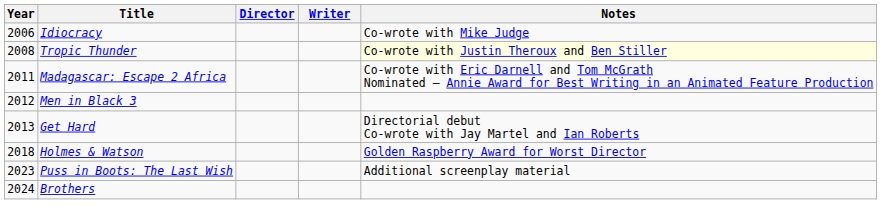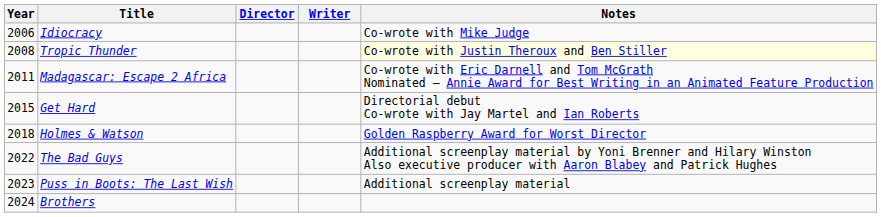- row: (88, 102)
(21, 127) 2013 -> (21, 108) 2015
+ row: (81, 159)
